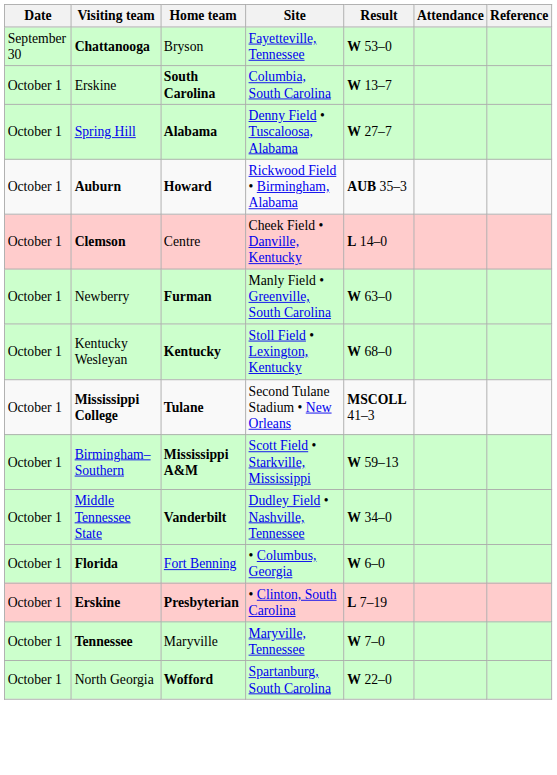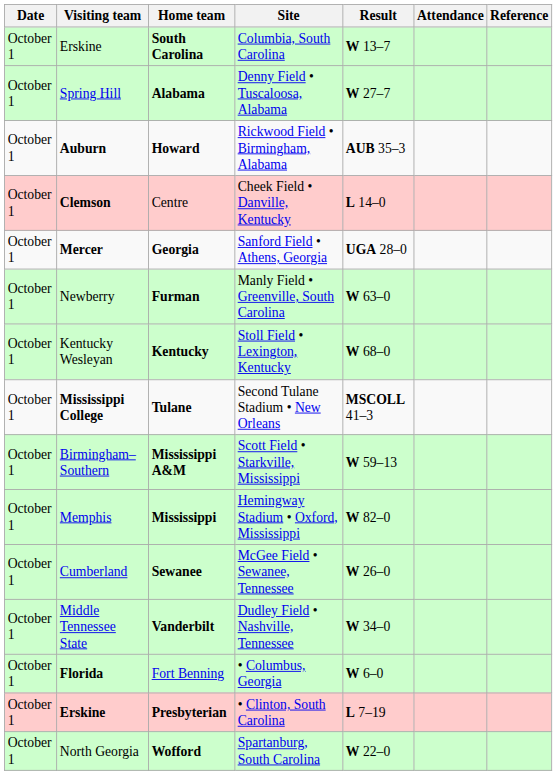- row: (184, 46)
+ row: (175, 250)
+ row: (184, 516)
+ row: (177, 571)
- row: (191, 641)
